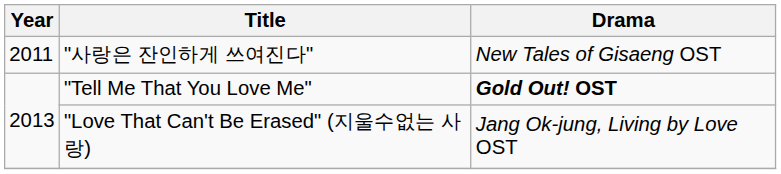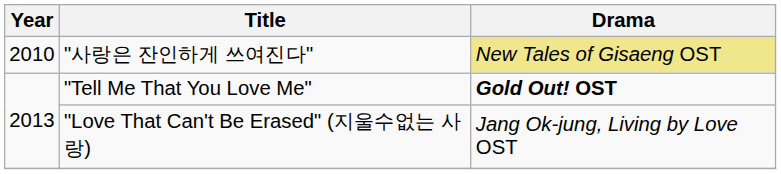(31, 54) 2011 -> (32, 54) 2010
(599, 54) no background -> (599, 54) khaki background
